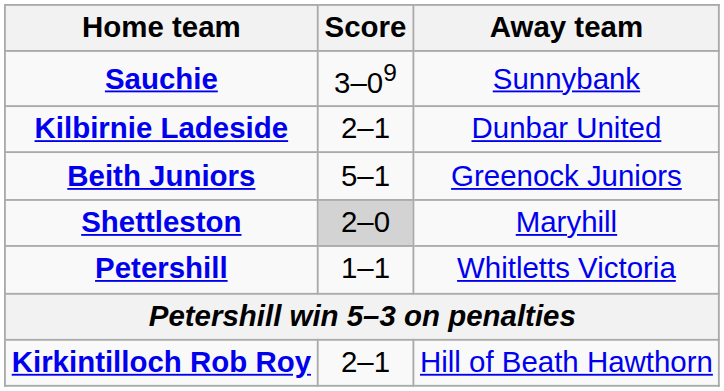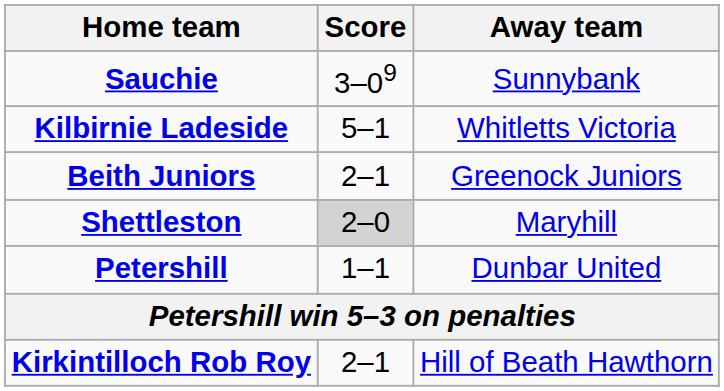(365, 129) 2–1 -> (365, 129) 5–1
(566, 129) Dunbar United -> (566, 129) Whitletts Victoria
(365, 175) 5–1 -> (365, 175) 2–1
(566, 269) Whitletts Victoria -> (566, 269) Dunbar United
